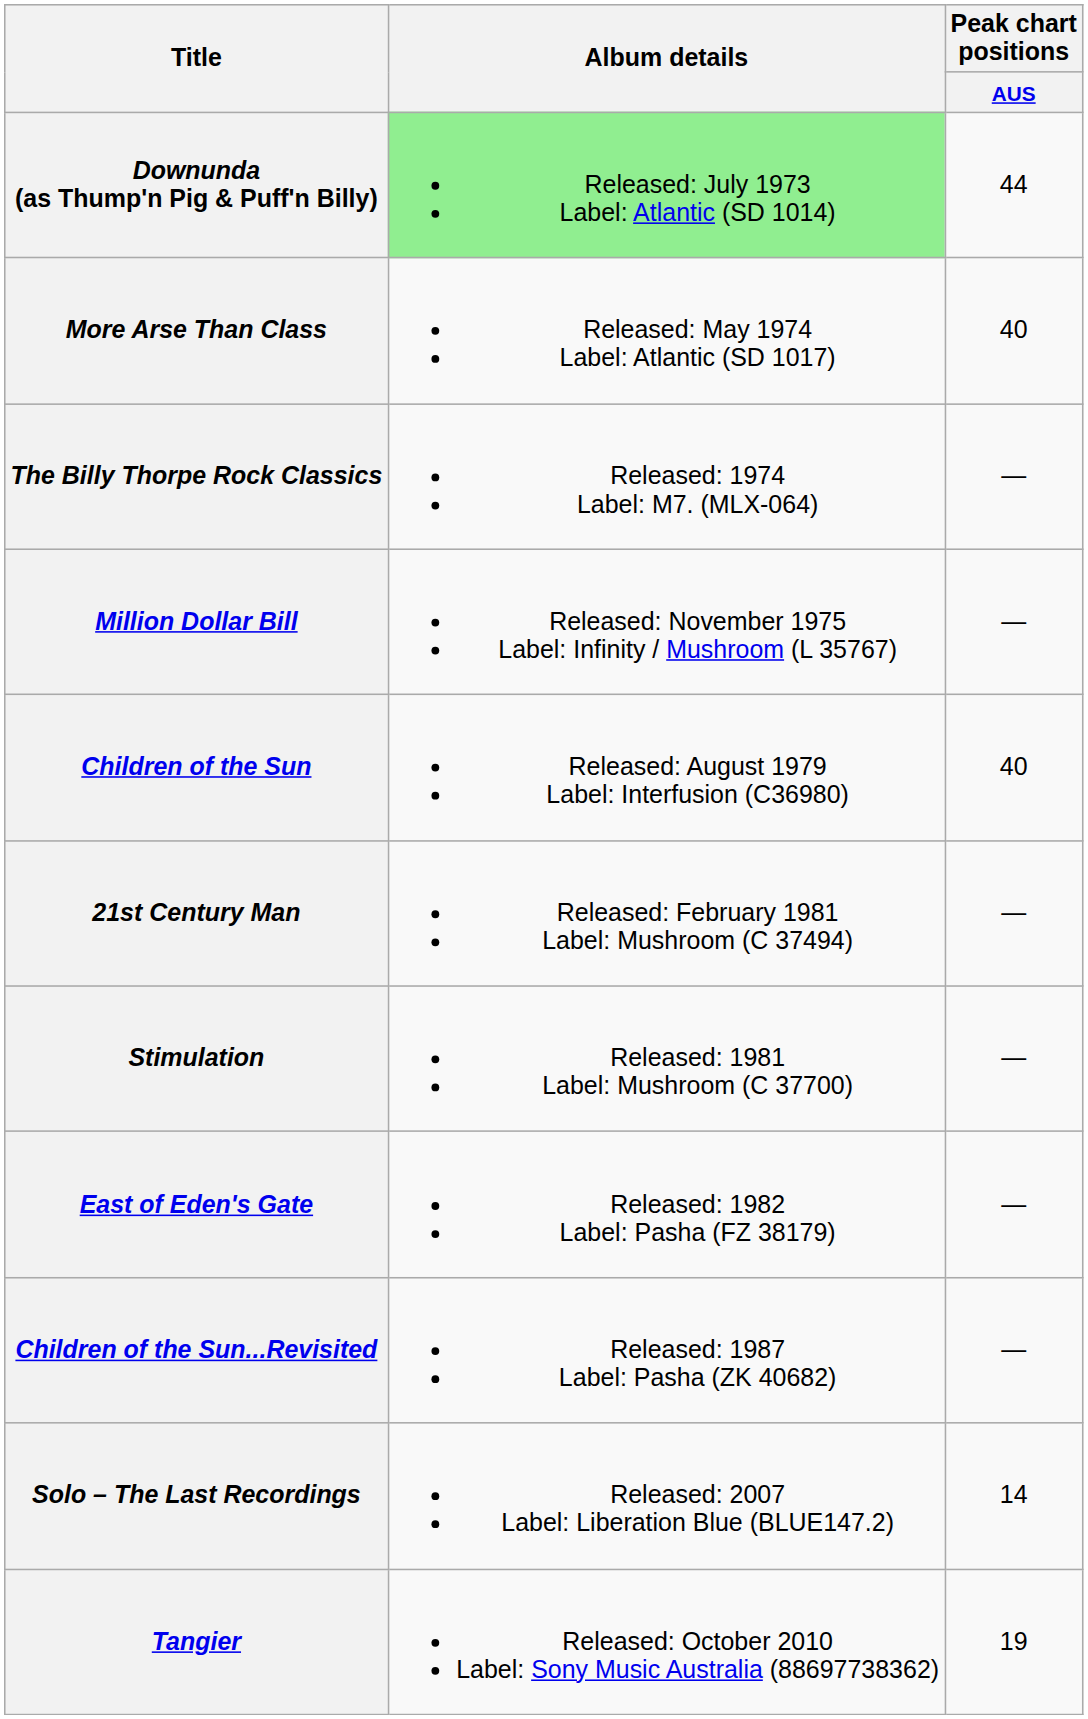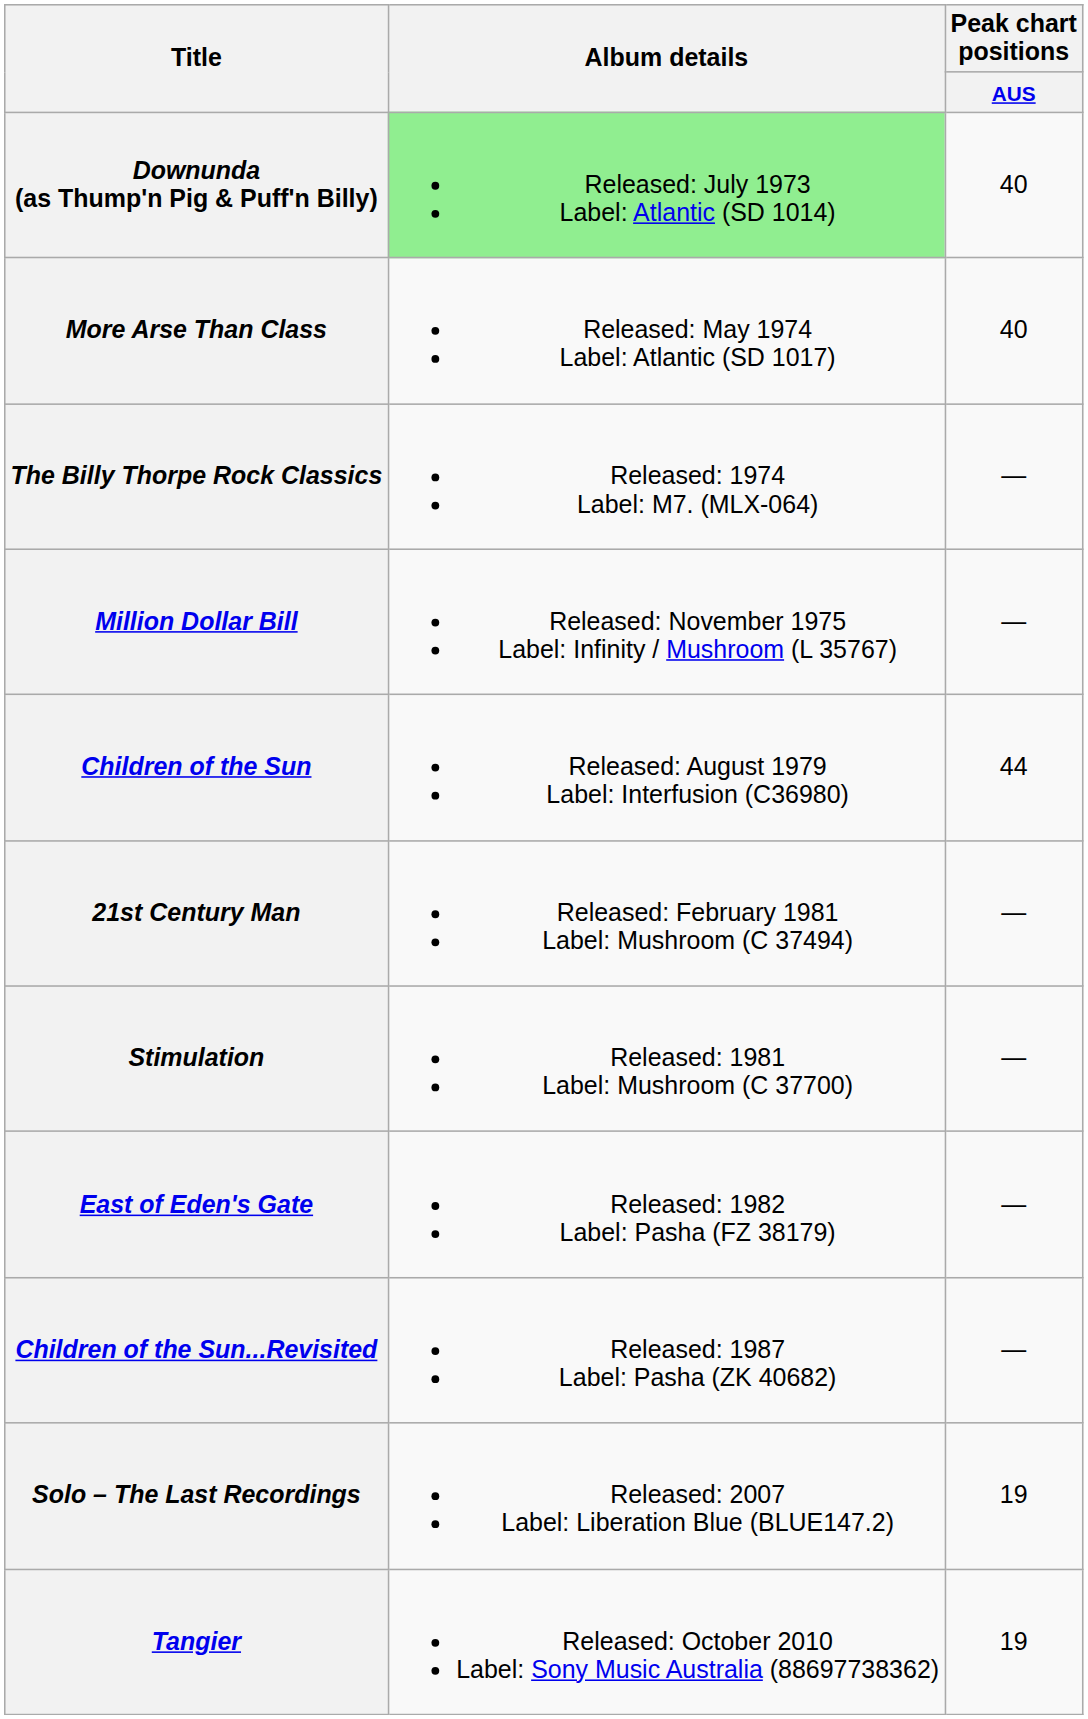(1014, 184) 44 -> (1014, 184) 40
(1014, 767) 40 -> (1014, 767) 44
(1014, 1495) 14 -> (1014, 1495) 19
